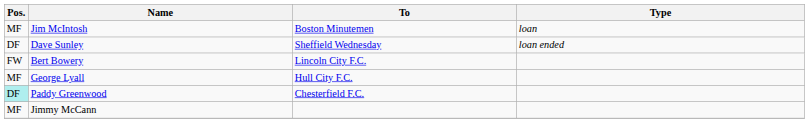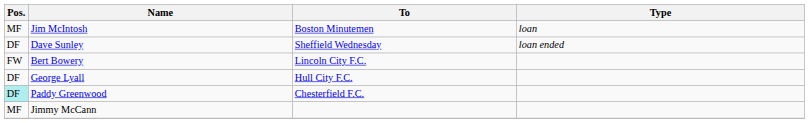(14, 77) MF -> (13, 77) DF
